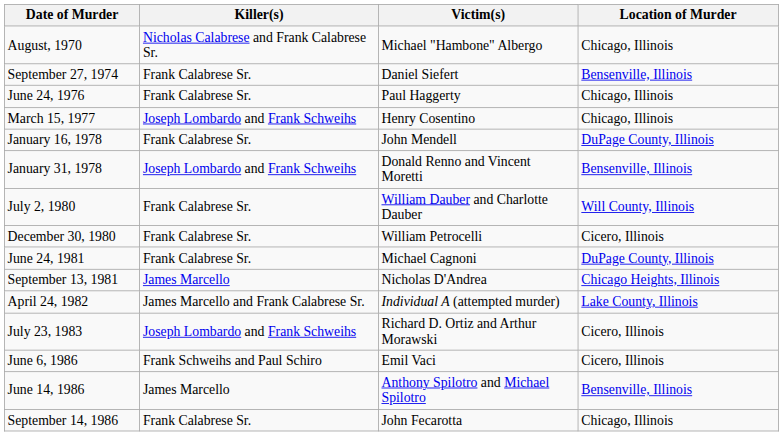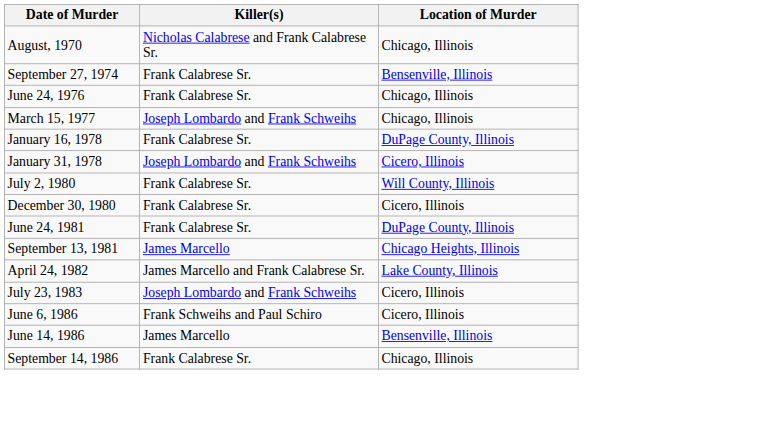- column: (478, 15)
(637, 169) Bensenville, Illinois -> (423, 161) Cicero, Illinois
